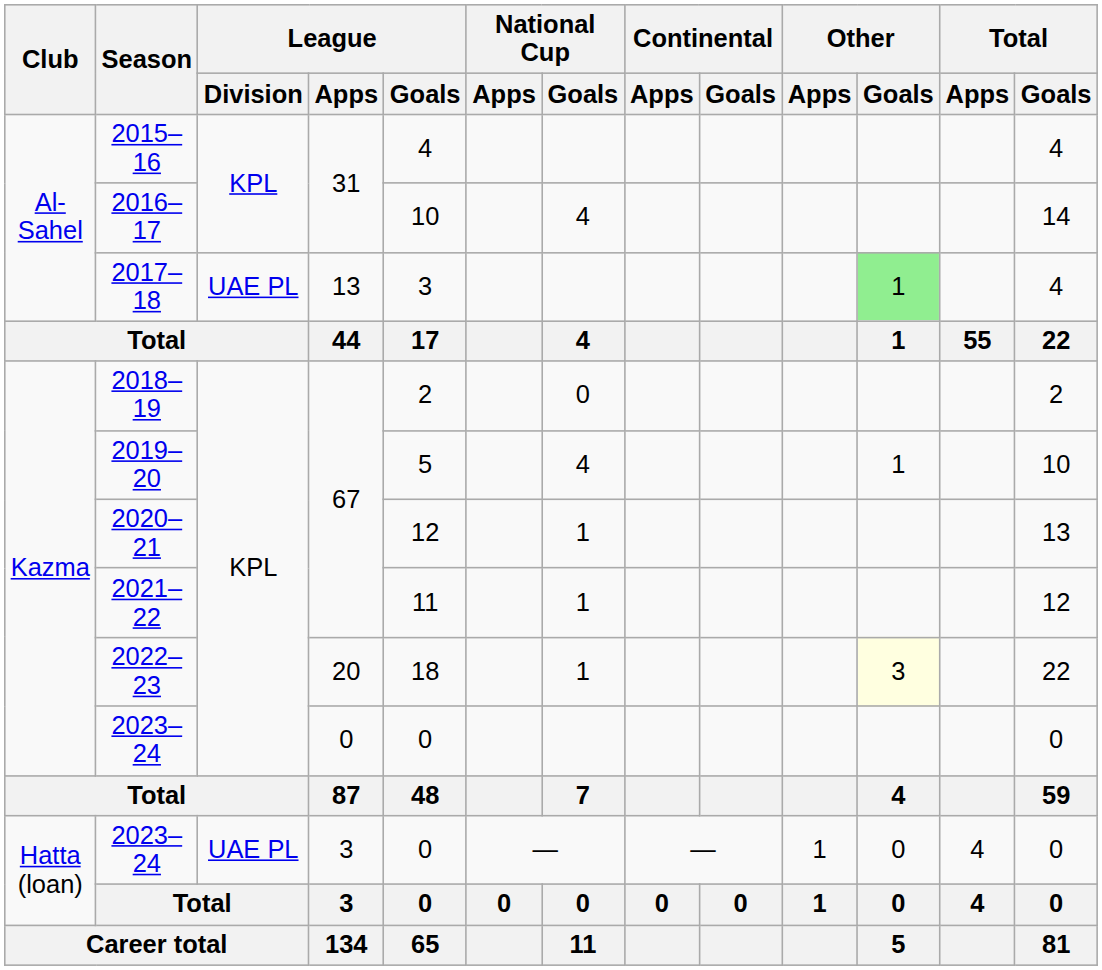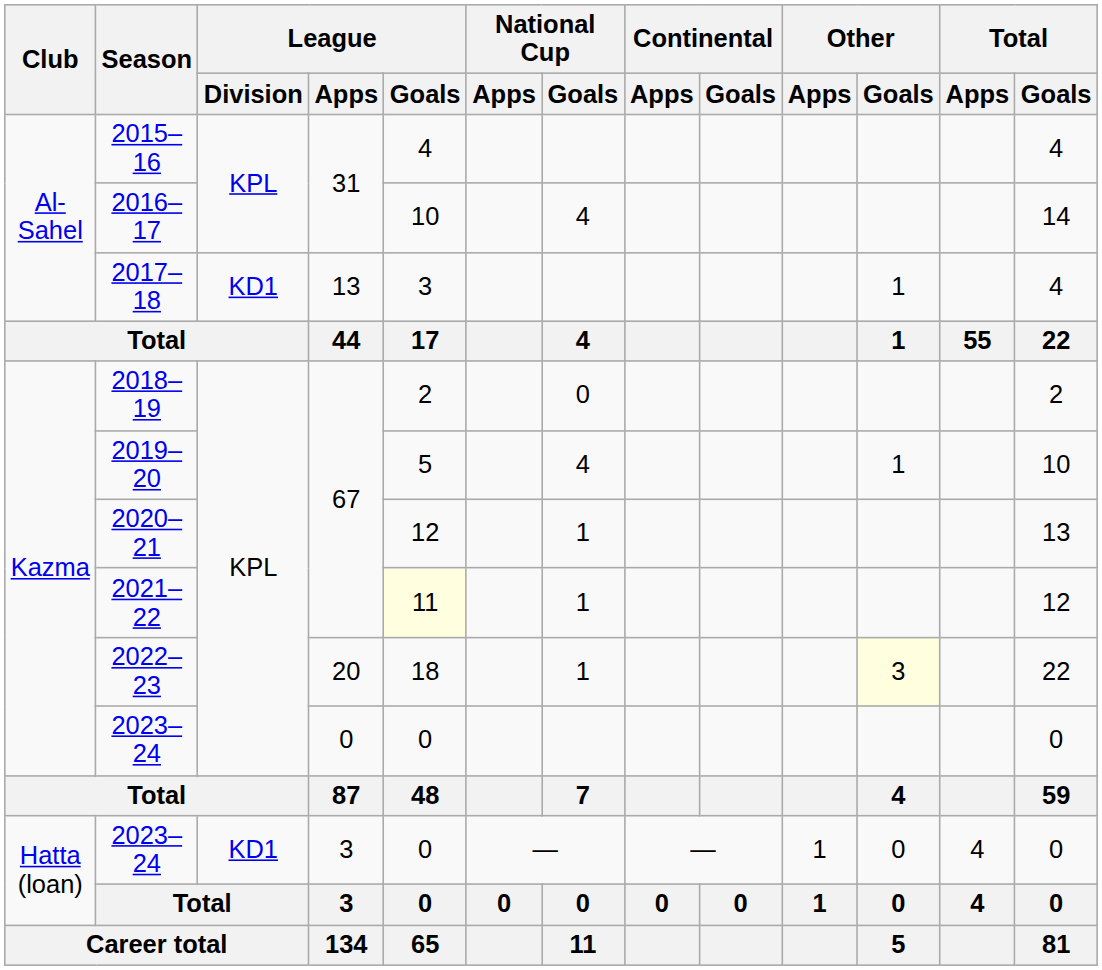(253, 286) UAE PL -> (253, 286) KD1
(898, 286) lightgreen background -> (898, 286) no background
(425, 602) no background -> (425, 602) lightyellow background
(253, 849) UAE PL -> (253, 849) KD1
